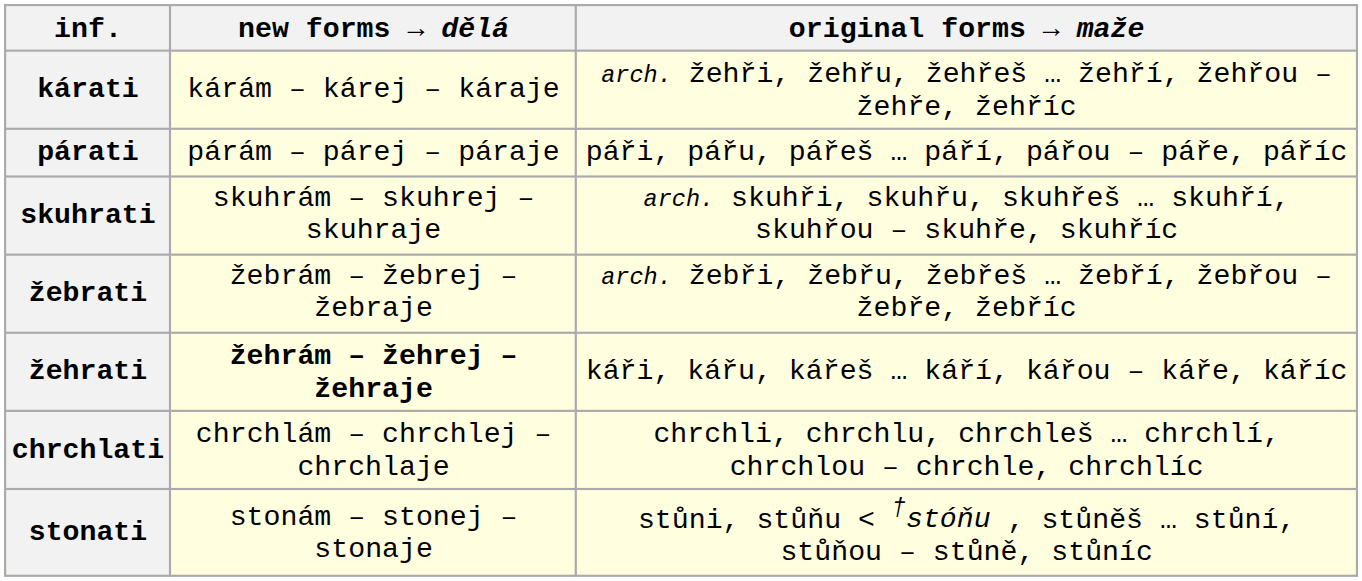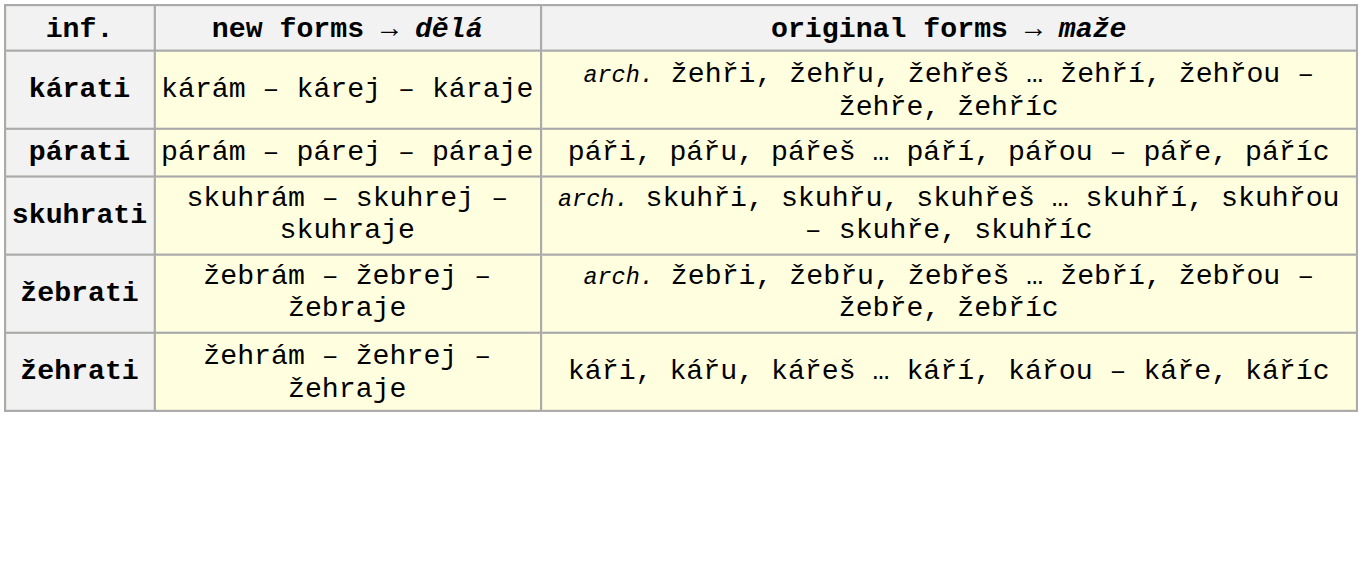(374, 372) bold -> (347, 372) normal
- row: (88, 450)
- row: (88, 533)
